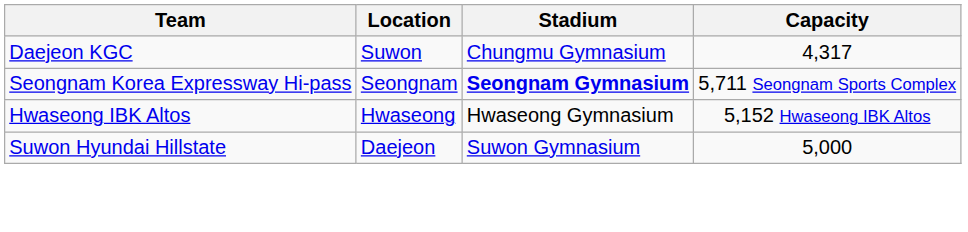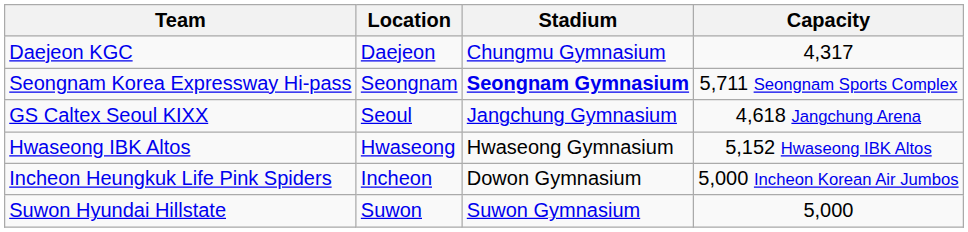(391, 52) Suwon -> (398, 52) Daejeon
+ row: (109, 115)
+ row: (170, 178)
(398, 147) Daejeon -> (391, 210) Suwon
